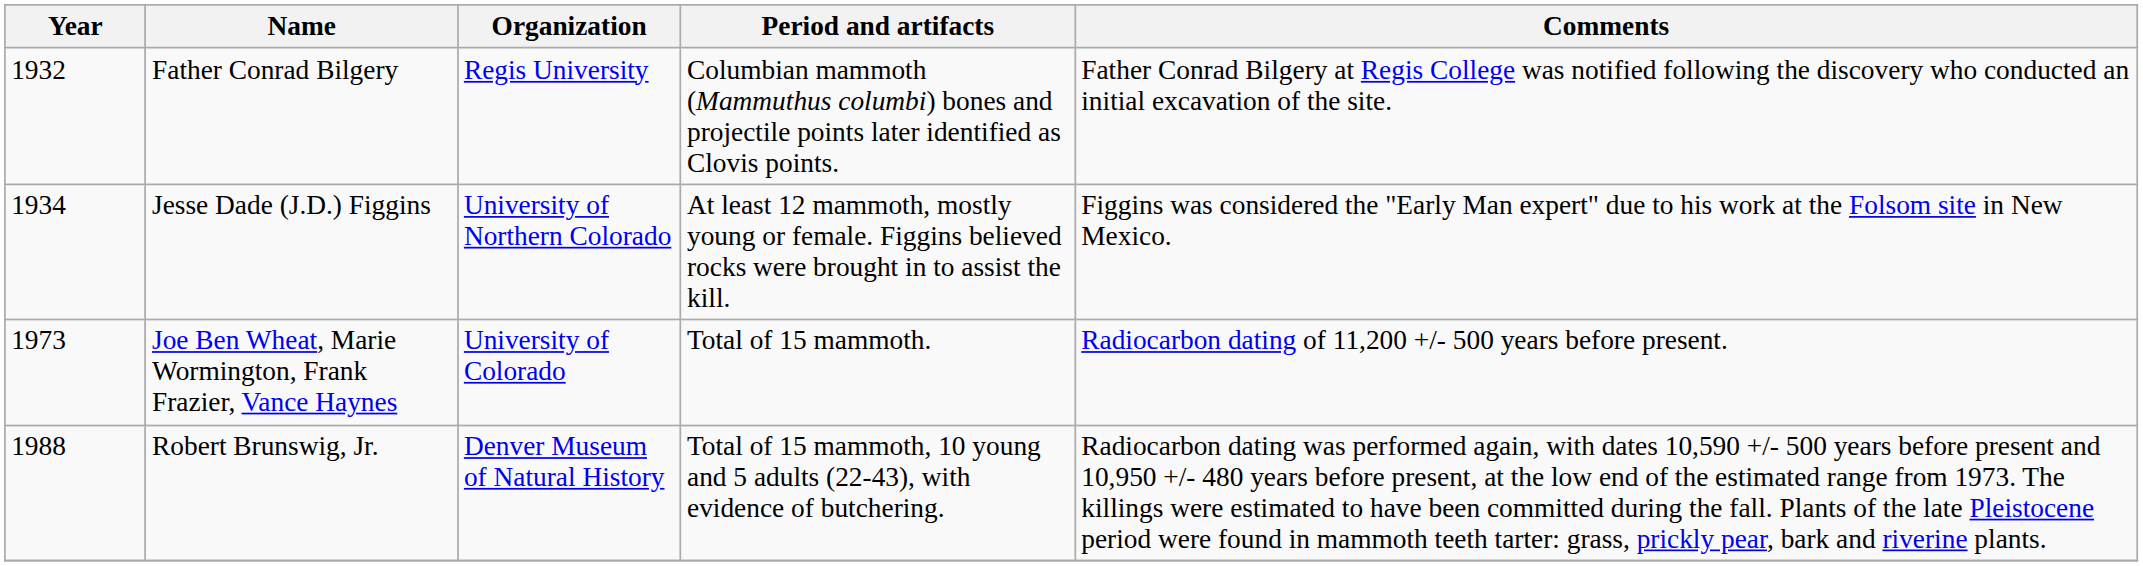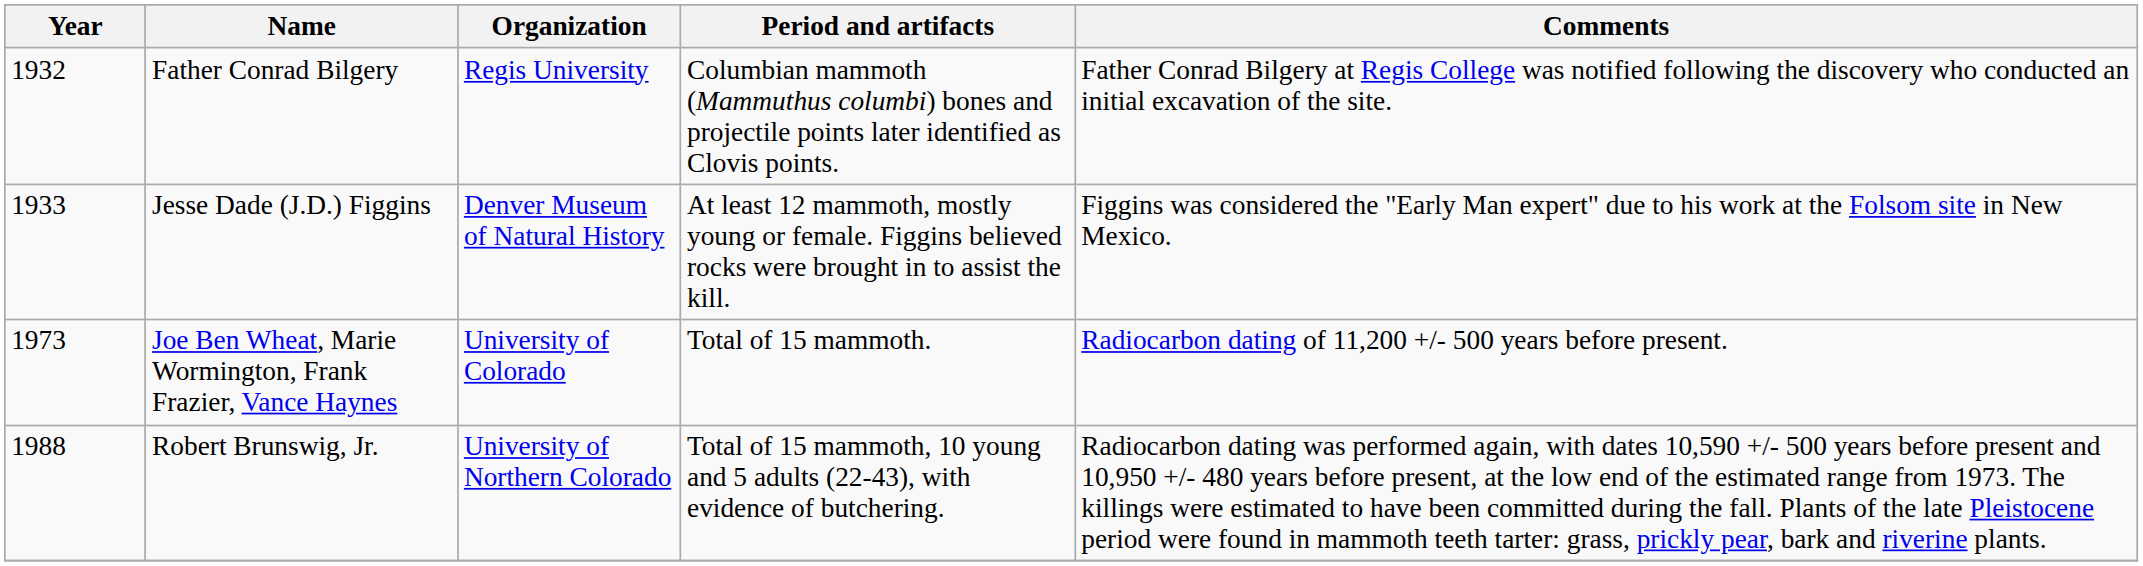(39, 205) 1934 -> (39, 205) 1933
(568, 220) University of Northern Colorado -> (564, 220) Denver Museum of Natural History
(564, 461) Denver Museum of Natural History -> (568, 461) University of Northern Colorado
